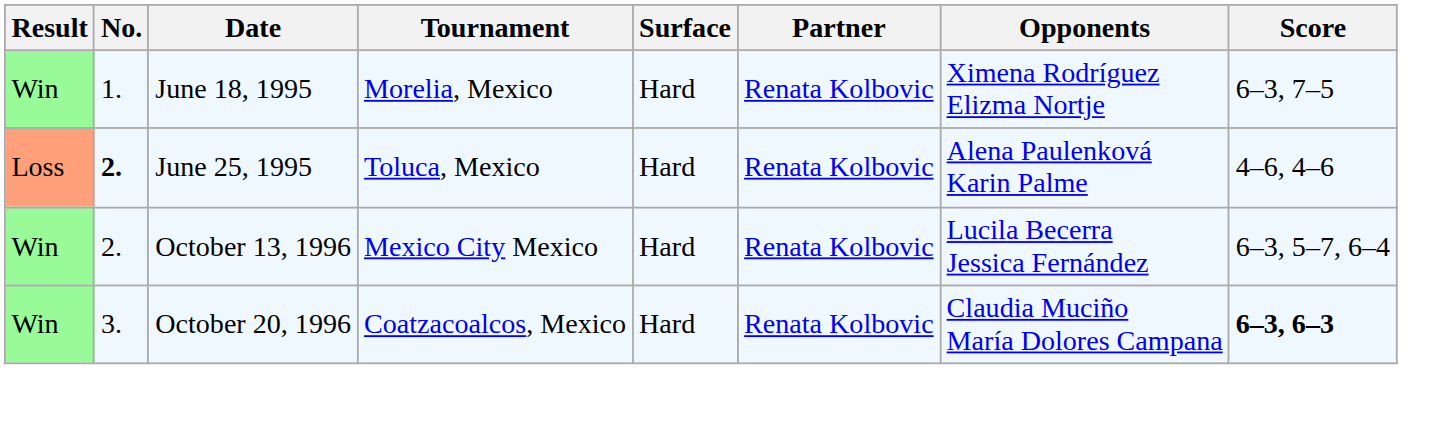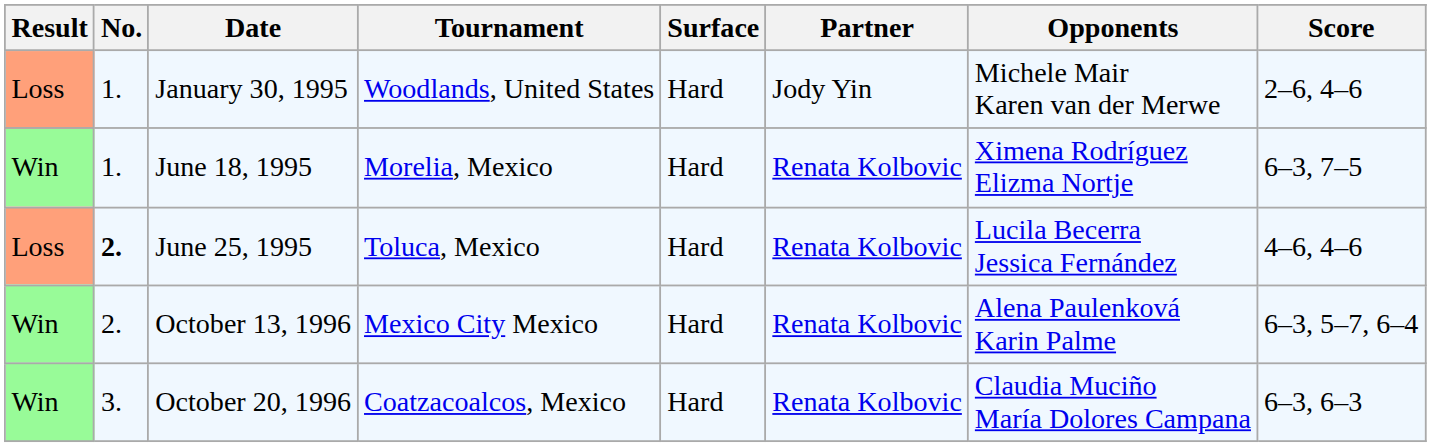+ row: (252, 88)
(1049, 166) Alena Paulenková Karin Palme -> (1076, 245) Lucila Becerra Jessica Fernández
(1048, 245) Lucila Becerra Jessica Fernández -> (1077, 323) Alena Paulenková Karin Palme
(1285, 323) bold -> (1313, 401) normal
